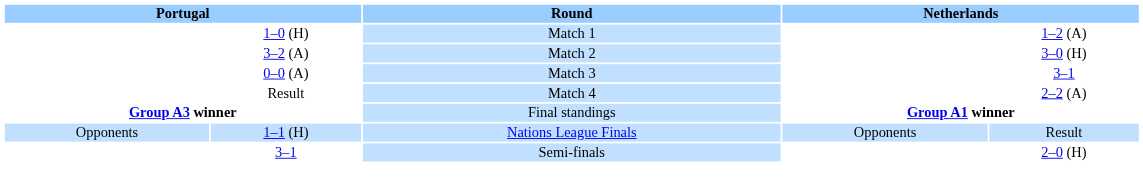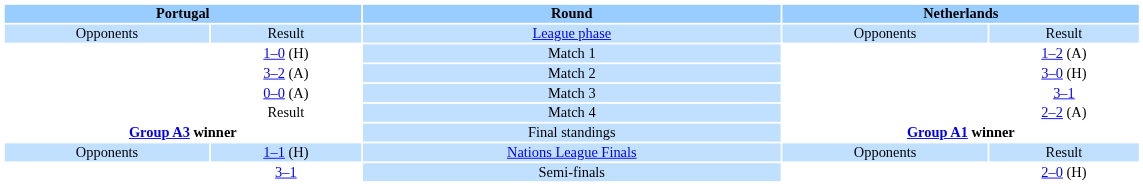+ row: (572, 33)
